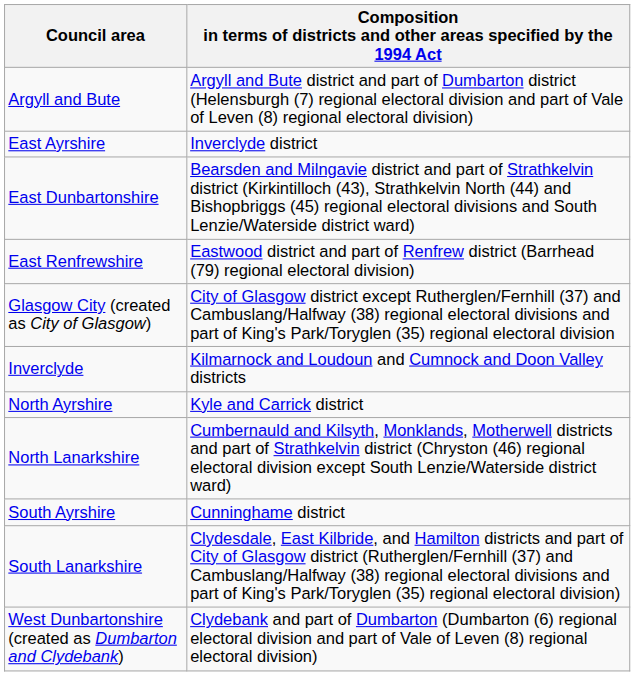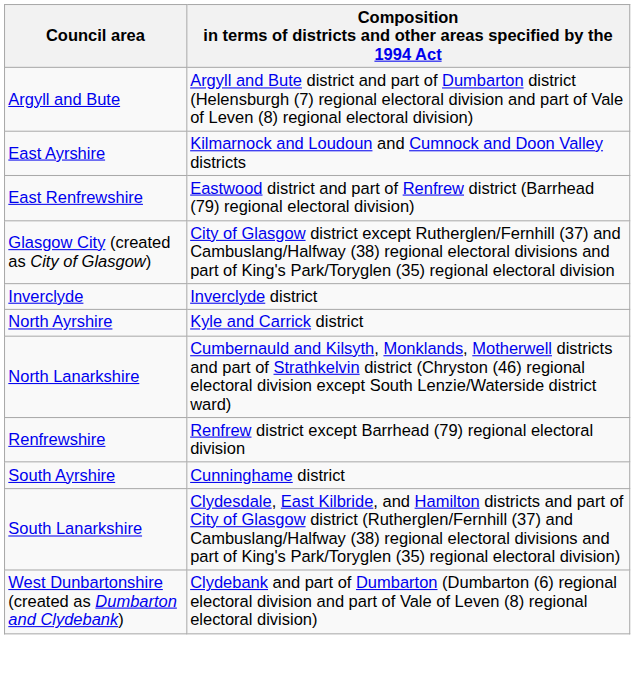(254, 144) Inverclyde district -> (397, 153) Kilmarnock and Loudoun and Cumnock and Doon Valley districts
- row: (83, 197)
(397, 369) Kilmarnock and Loudoun and Cumnock and Doon Valley districts -> (254, 296) Inverclyde district
+ row: (57, 439)
